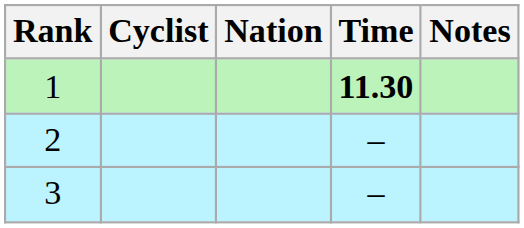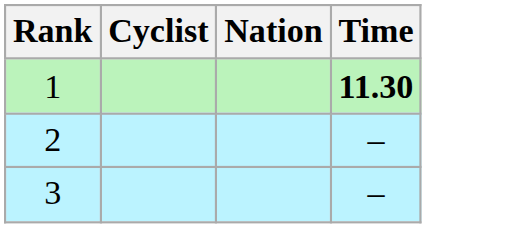- column: (470, 31)
